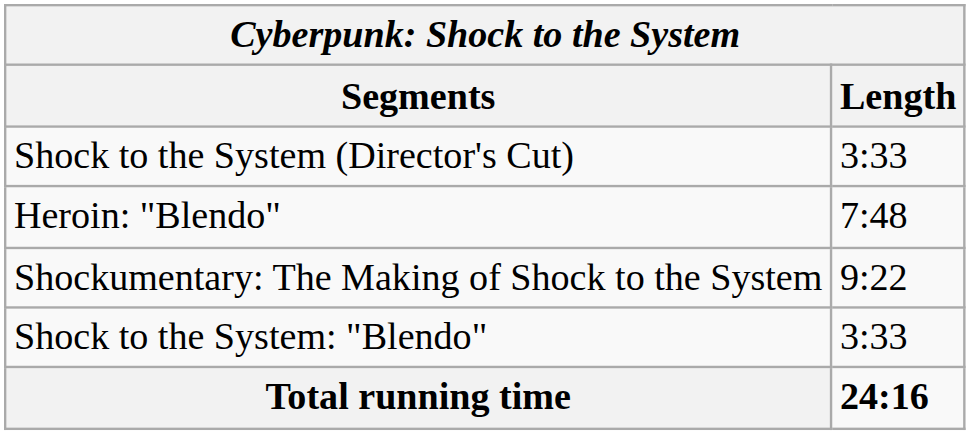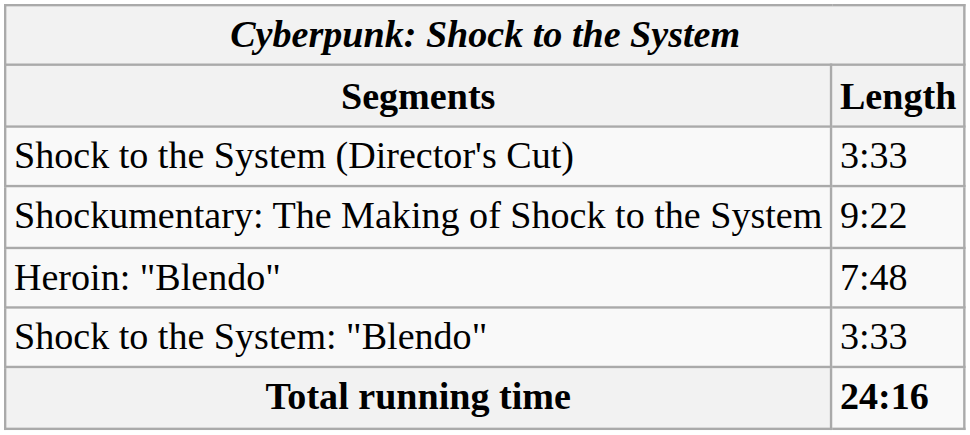rows swapped: (418, 276) <-> (147, 215)
